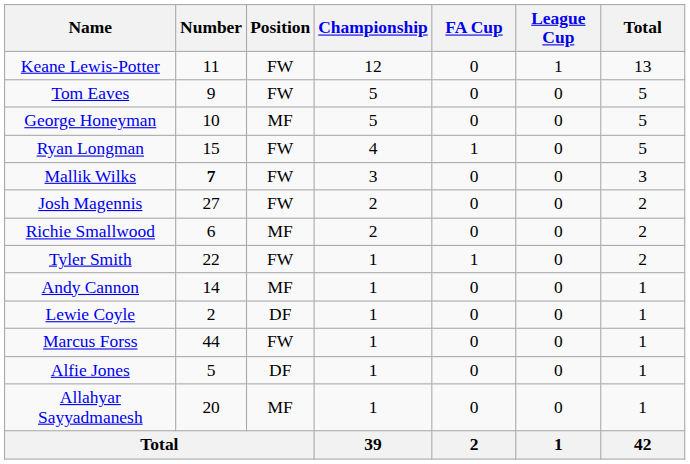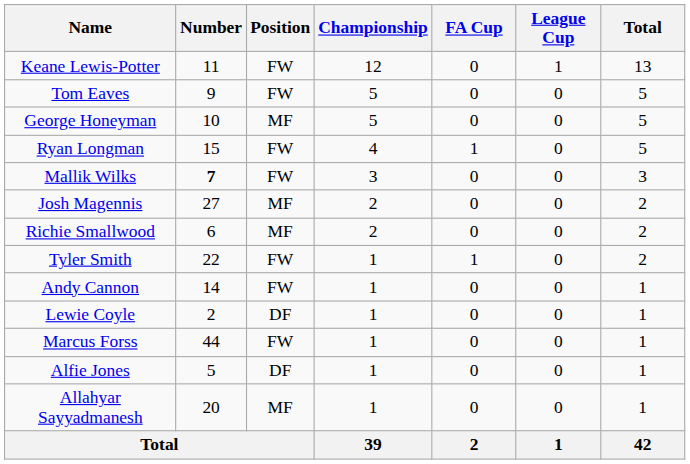(280, 203) FW -> (280, 203) MF
(280, 286) MF -> (280, 286) FW
